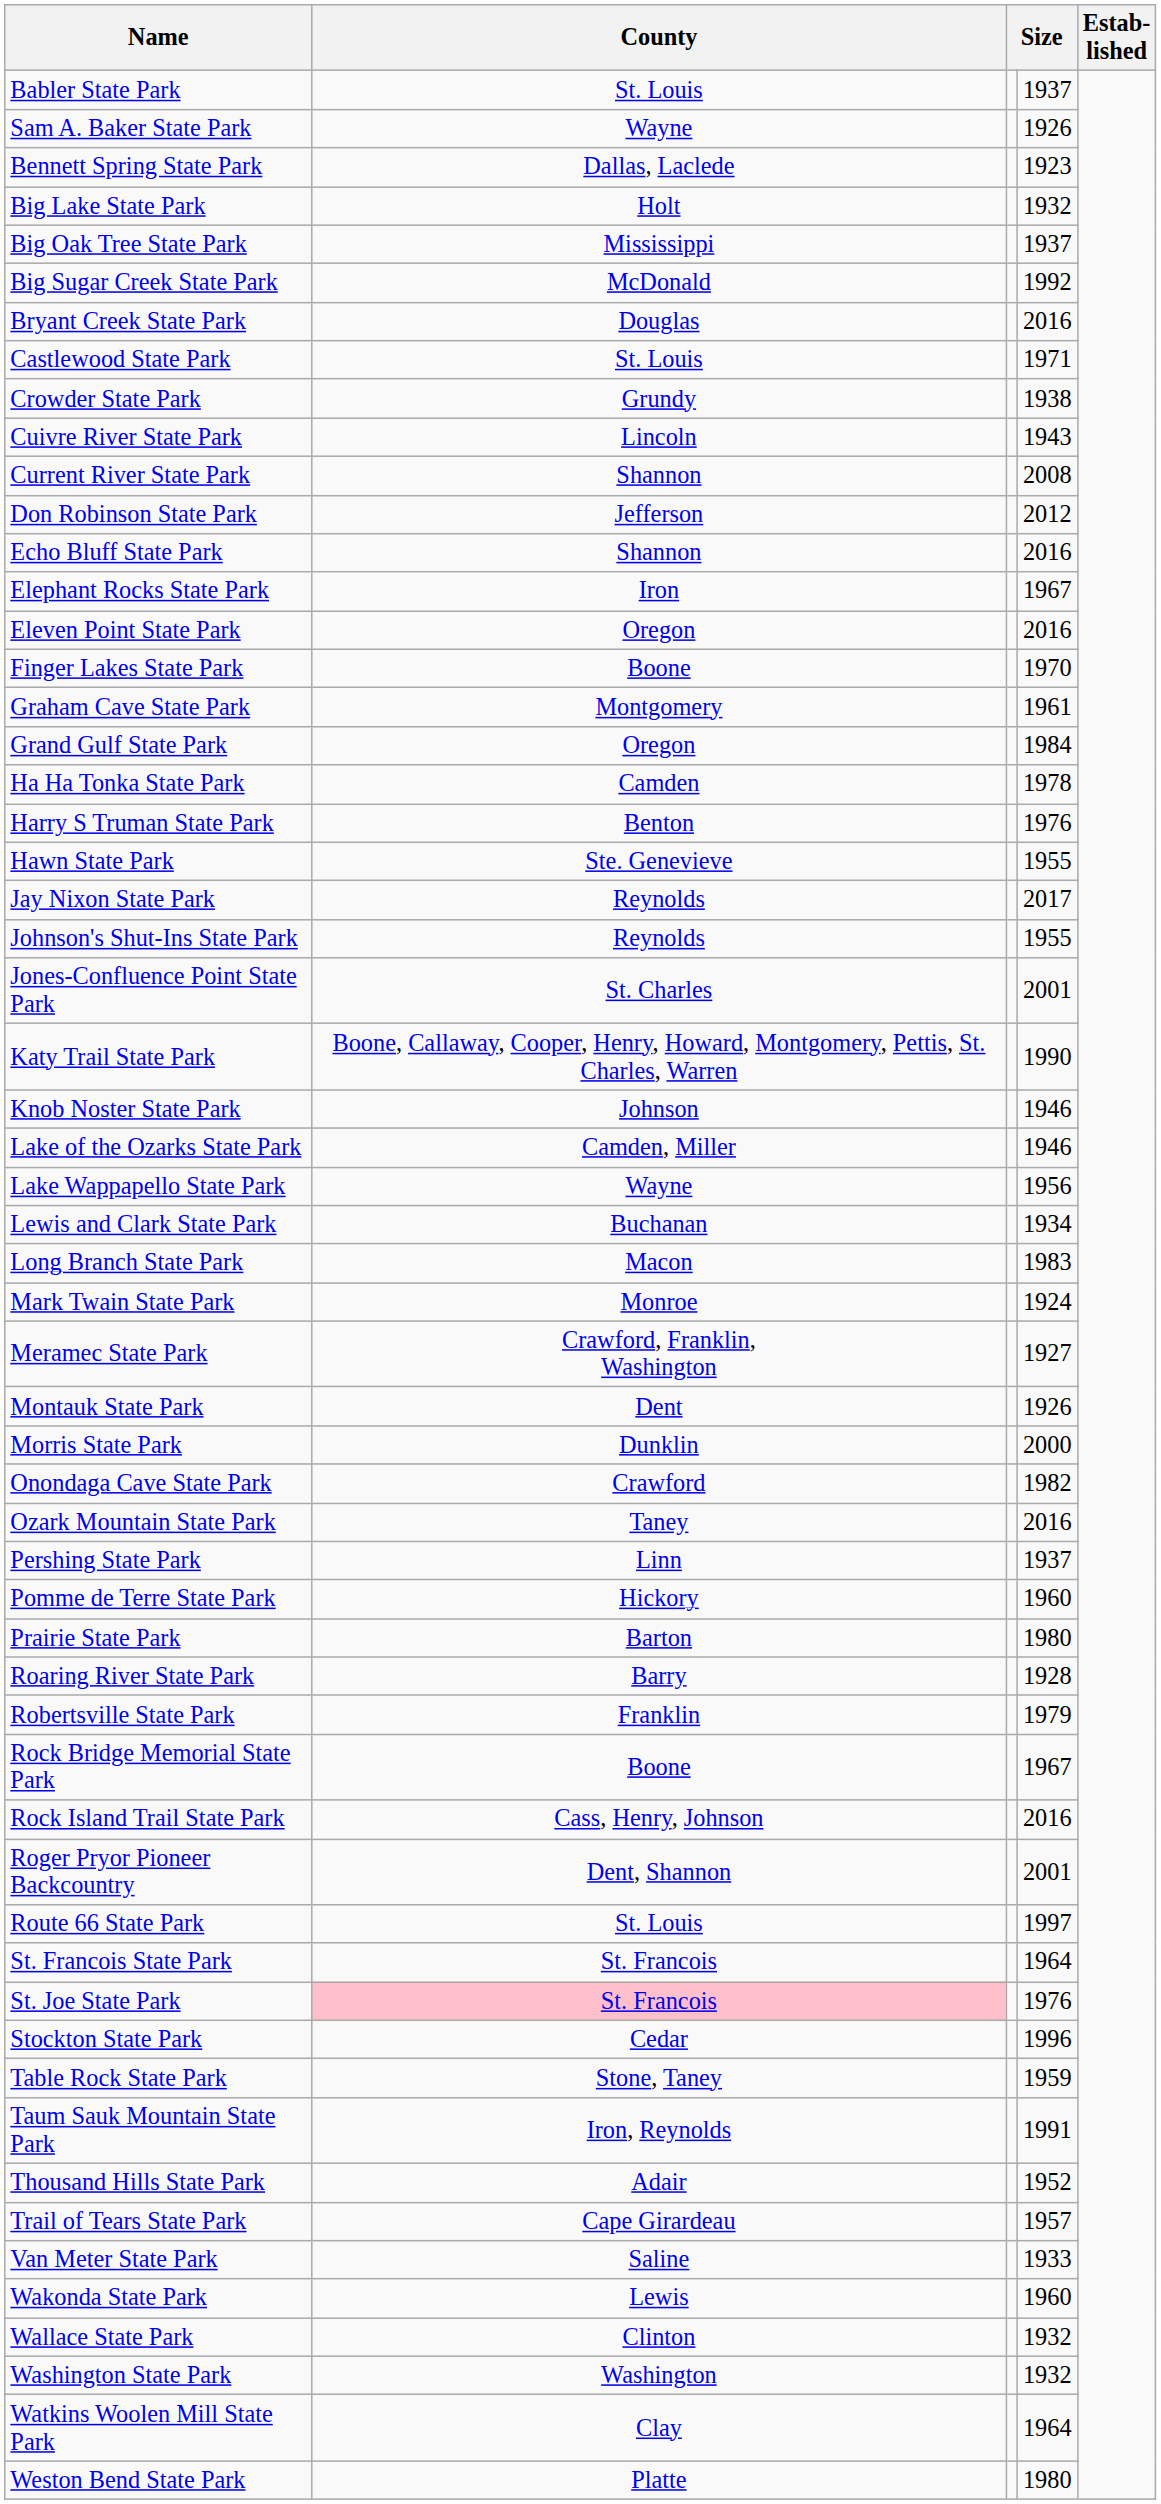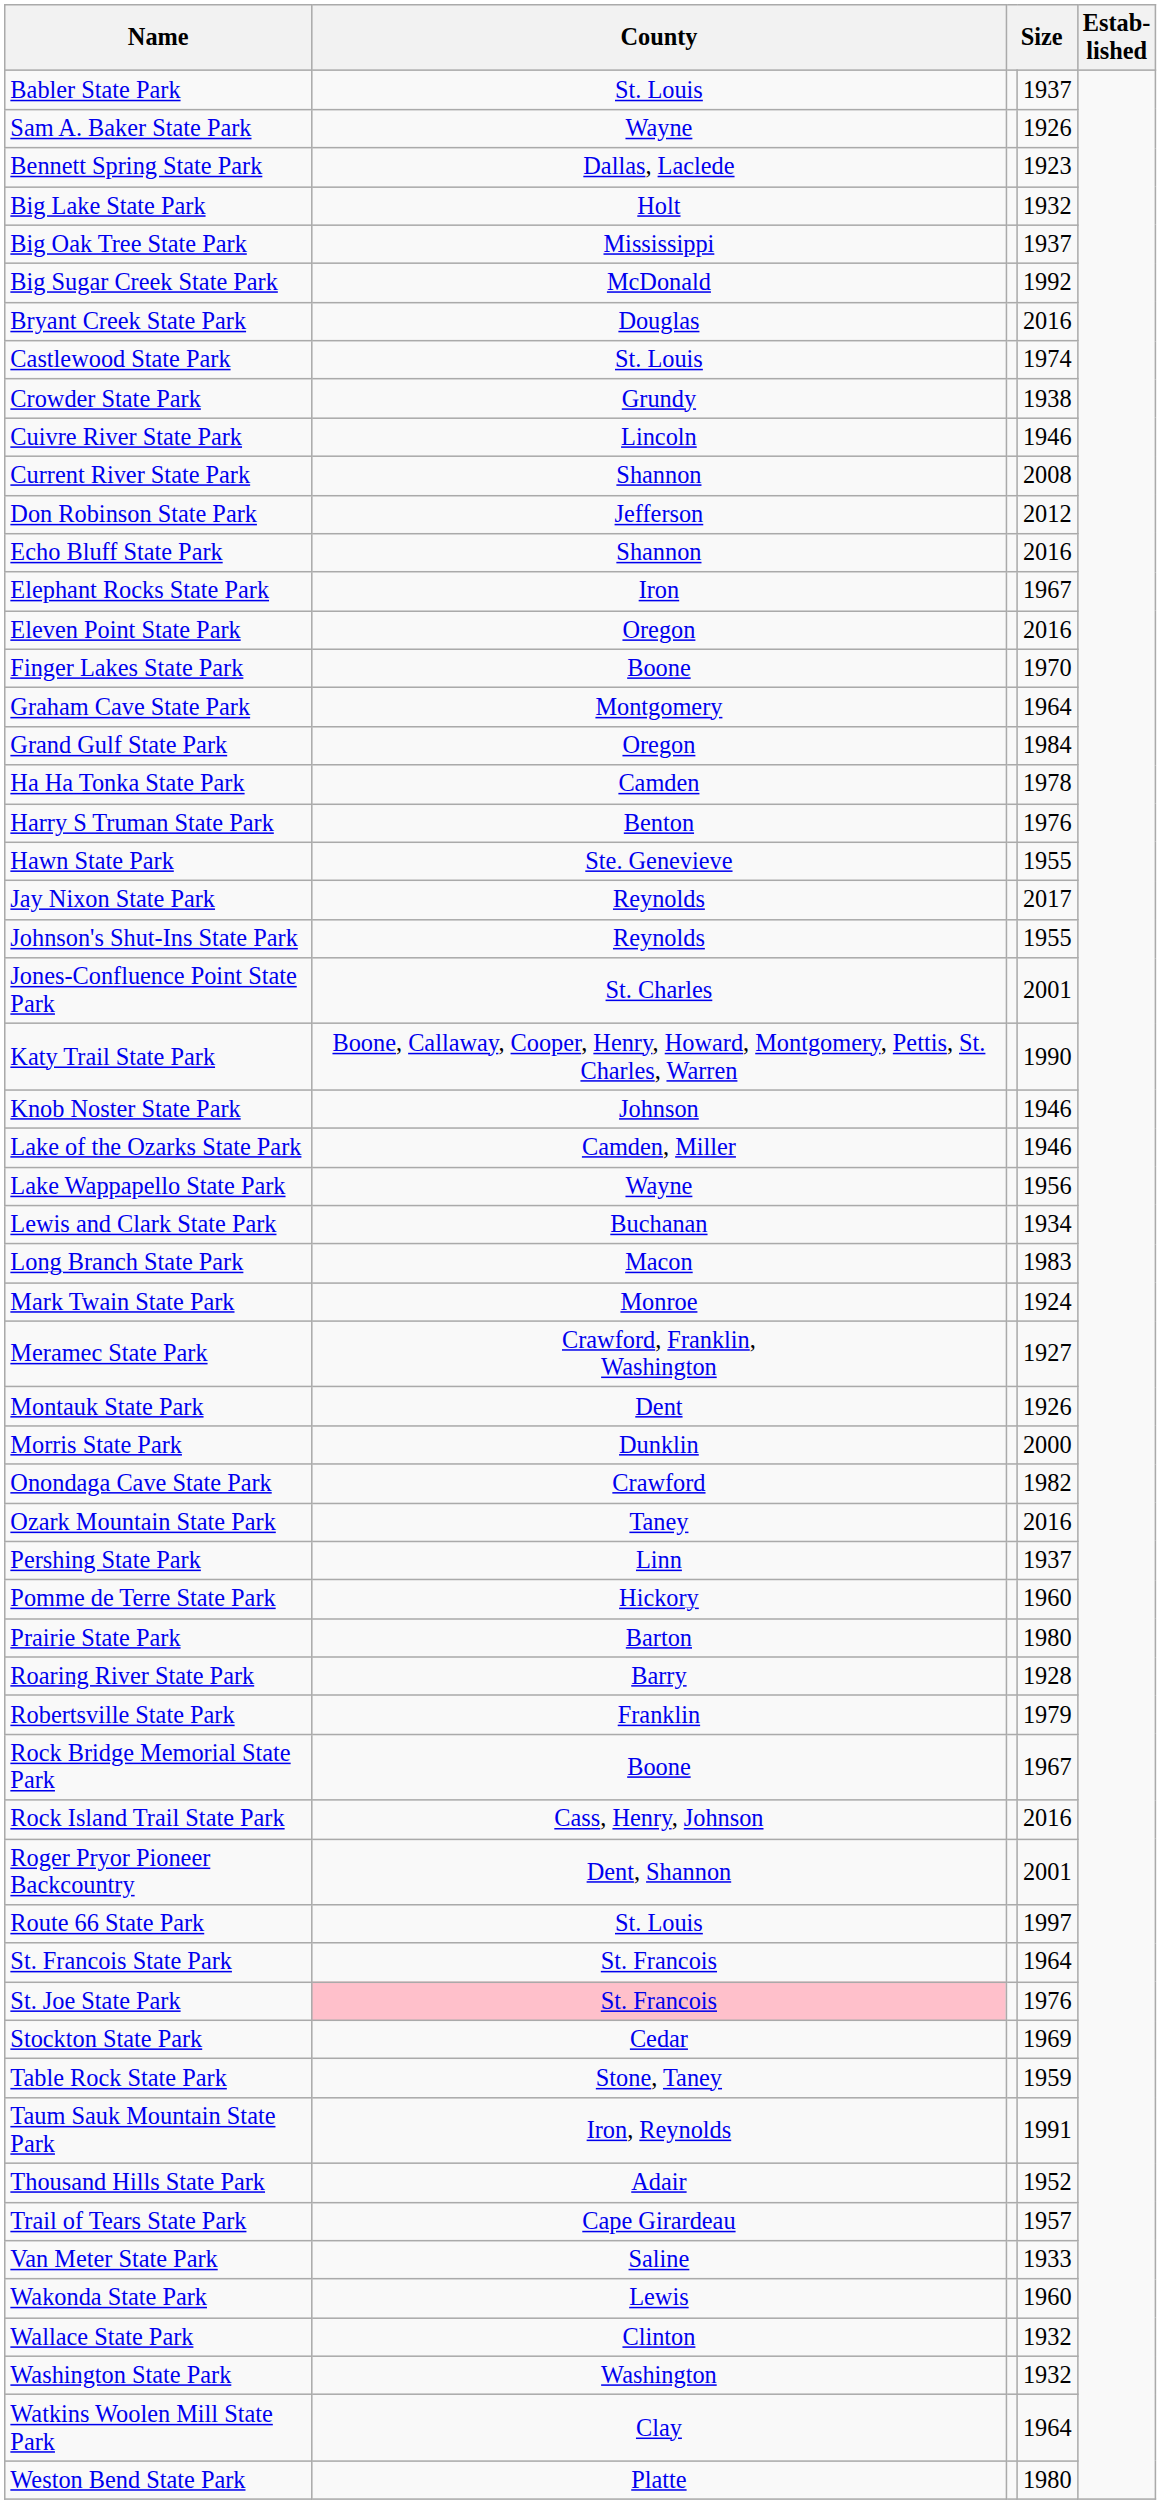(1047, 359) 1971 -> (1047, 359) 1974
(1047, 436) 1943 -> (1047, 436) 1946
(1047, 706) 1961 -> (1047, 706) 1964
(1047, 2039) 1996 -> (1047, 2039) 1969
